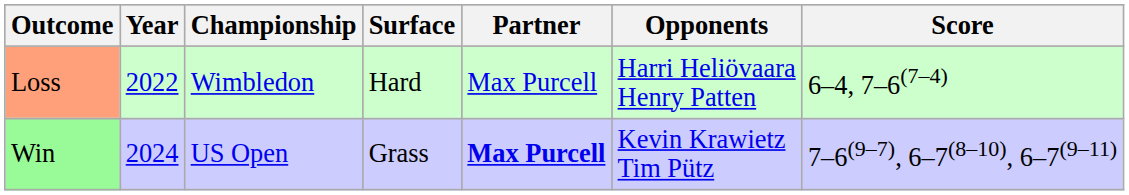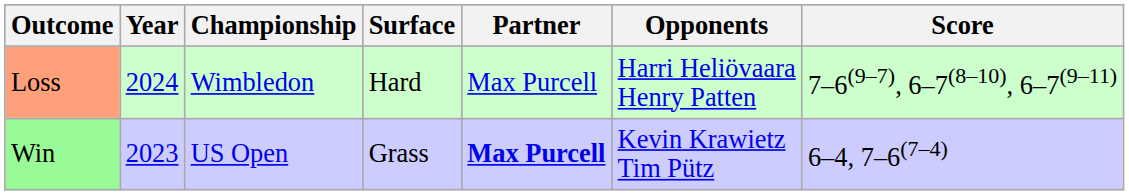(152, 82) 2022 -> (152, 82) 2024
(878, 82) 6–4, 7–6(7–4) -> (963, 82) 7–6(9–7), 6–7(8–10), 6–7(9–11)
(152, 153) 2024 -> (152, 153) 2023
(963, 153) 7–6(9–7), 6–7(8–10), 6–7(9–11) -> (878, 153) 6–4, 7–6(7–4)
